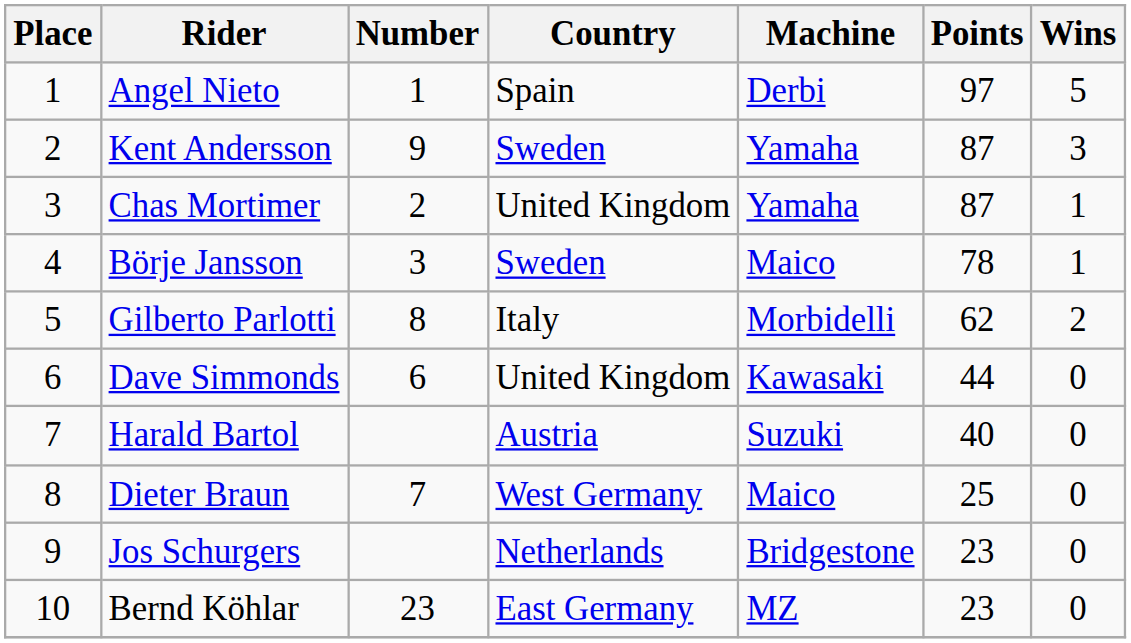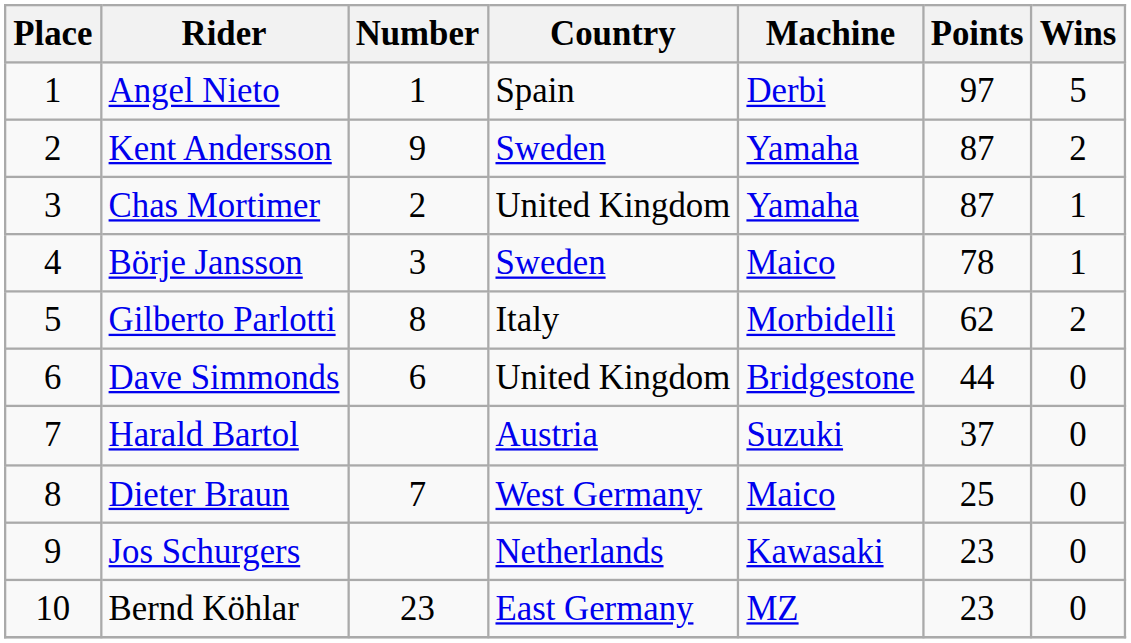(1078, 148) 3 -> (1078, 148) 2
(815, 377) Kawasaki -> (830, 377) Bridgestone
(977, 435) 40 -> (977, 435) 37
(830, 549) Bridgestone -> (815, 549) Kawasaki
